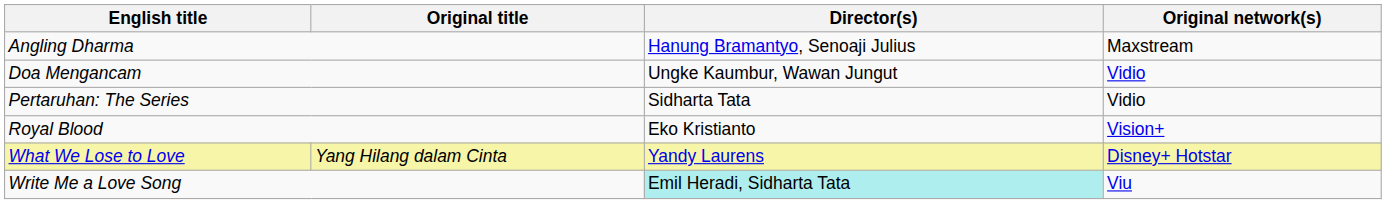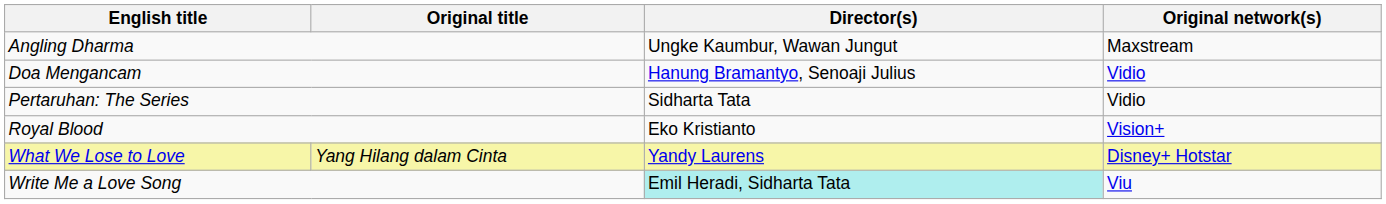(782, 45) Hanung Bramantyo, Senoaji Julius -> (773, 45) Ungke Kaumbur, Wawan Jungut
(773, 73) Ungke Kaumbur, Wawan Jungut -> (782, 73) Hanung Bramantyo, Senoaji Julius
